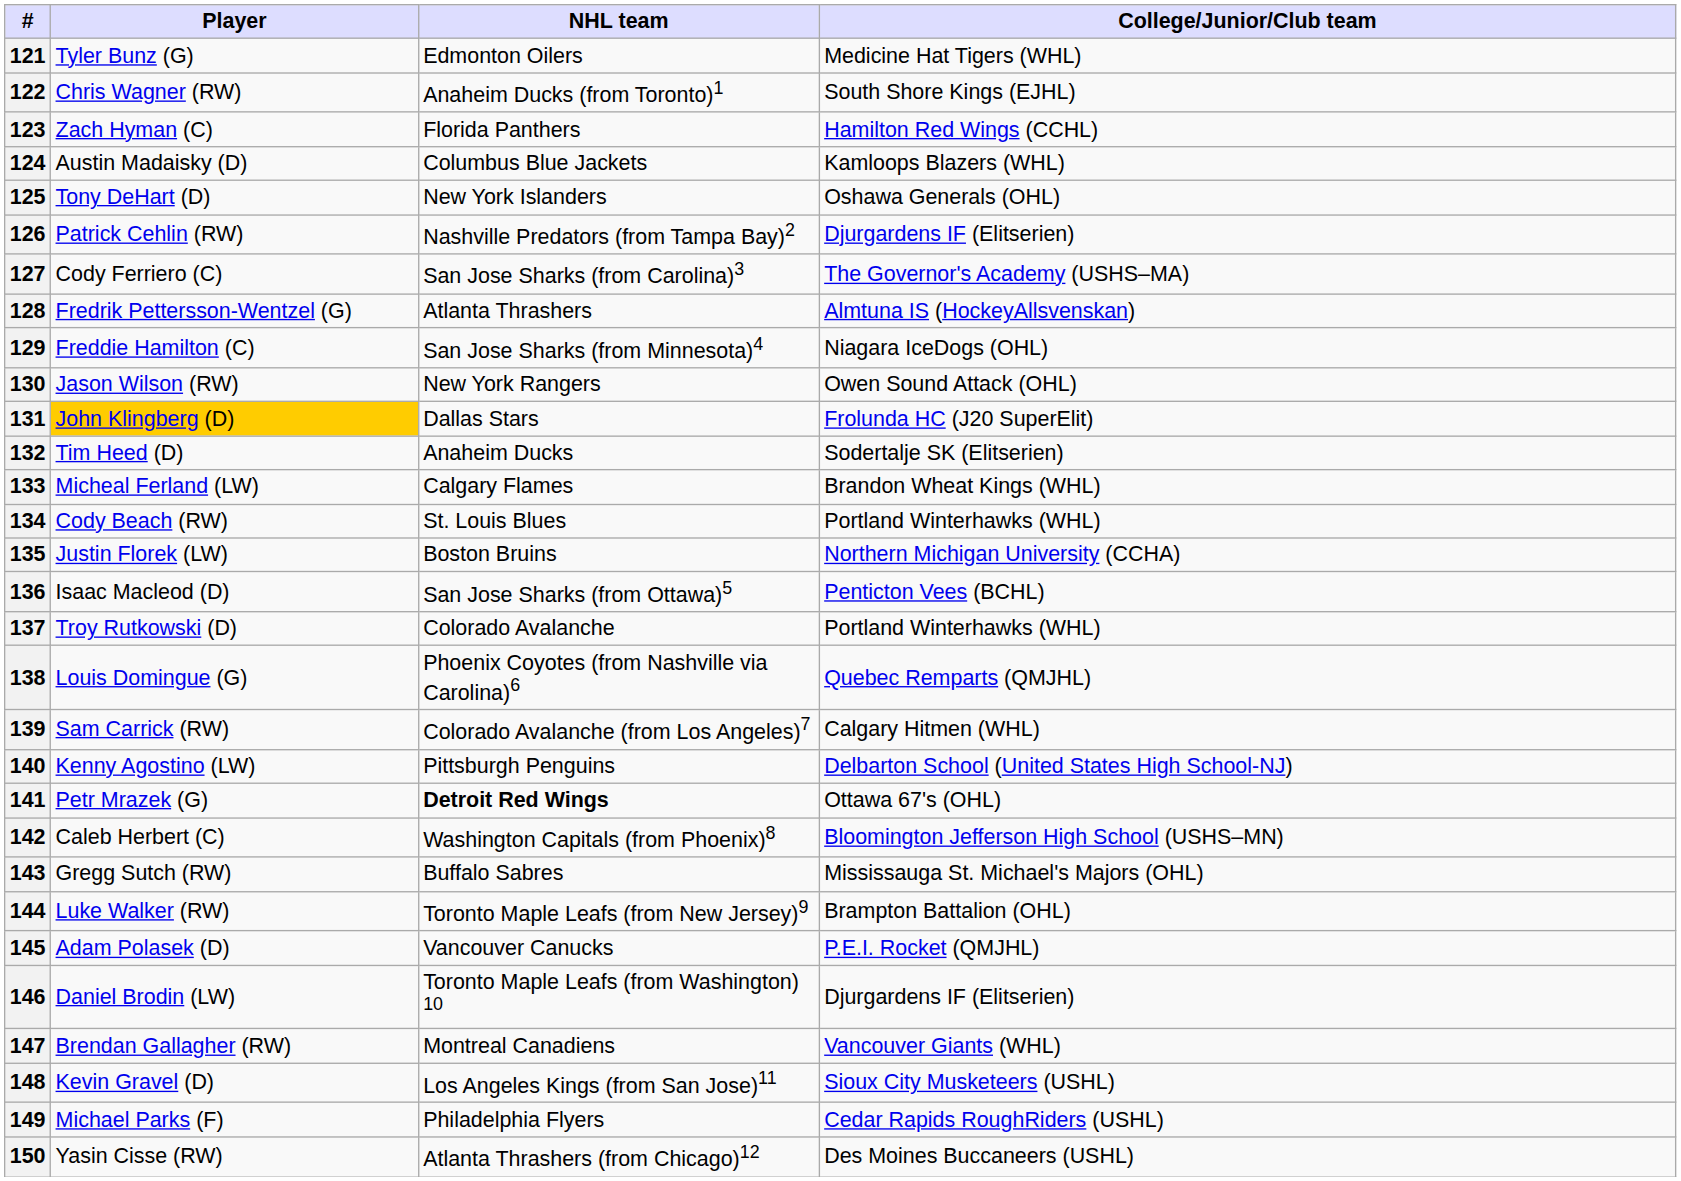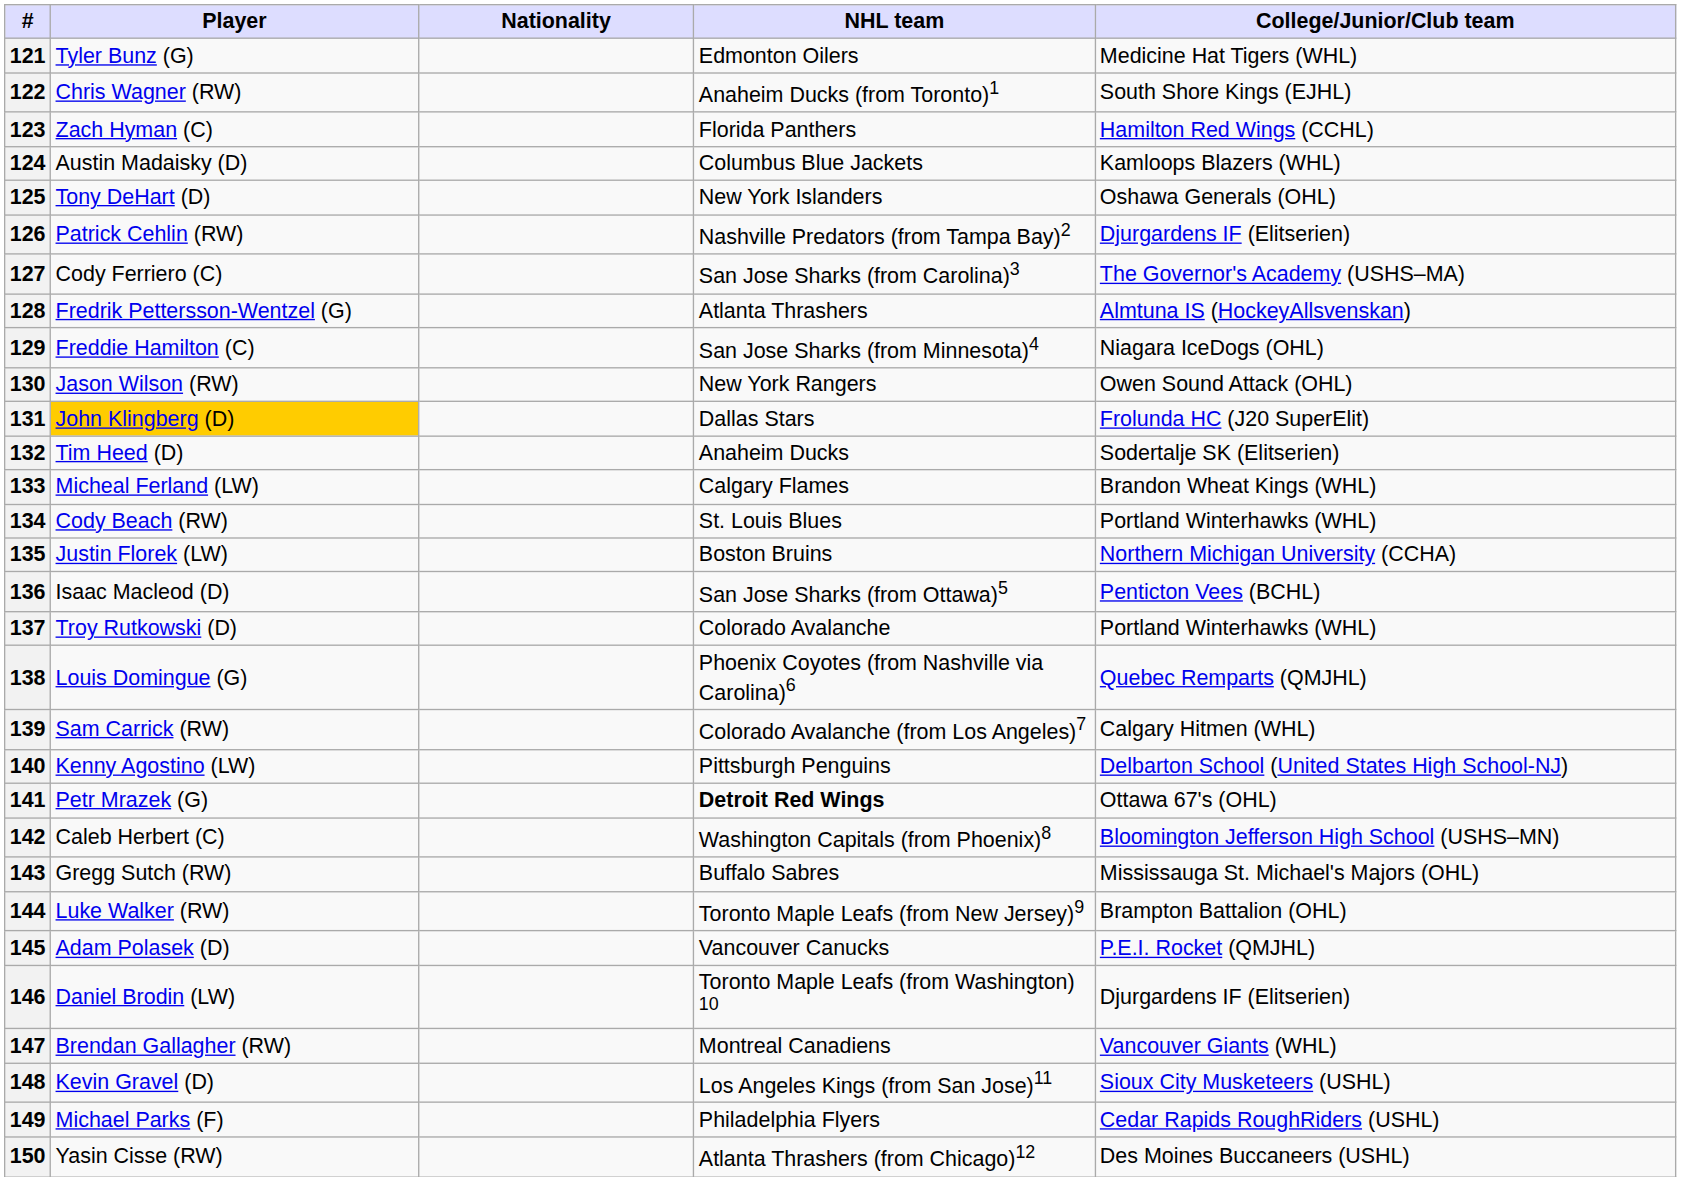+ column: (556, 21)
